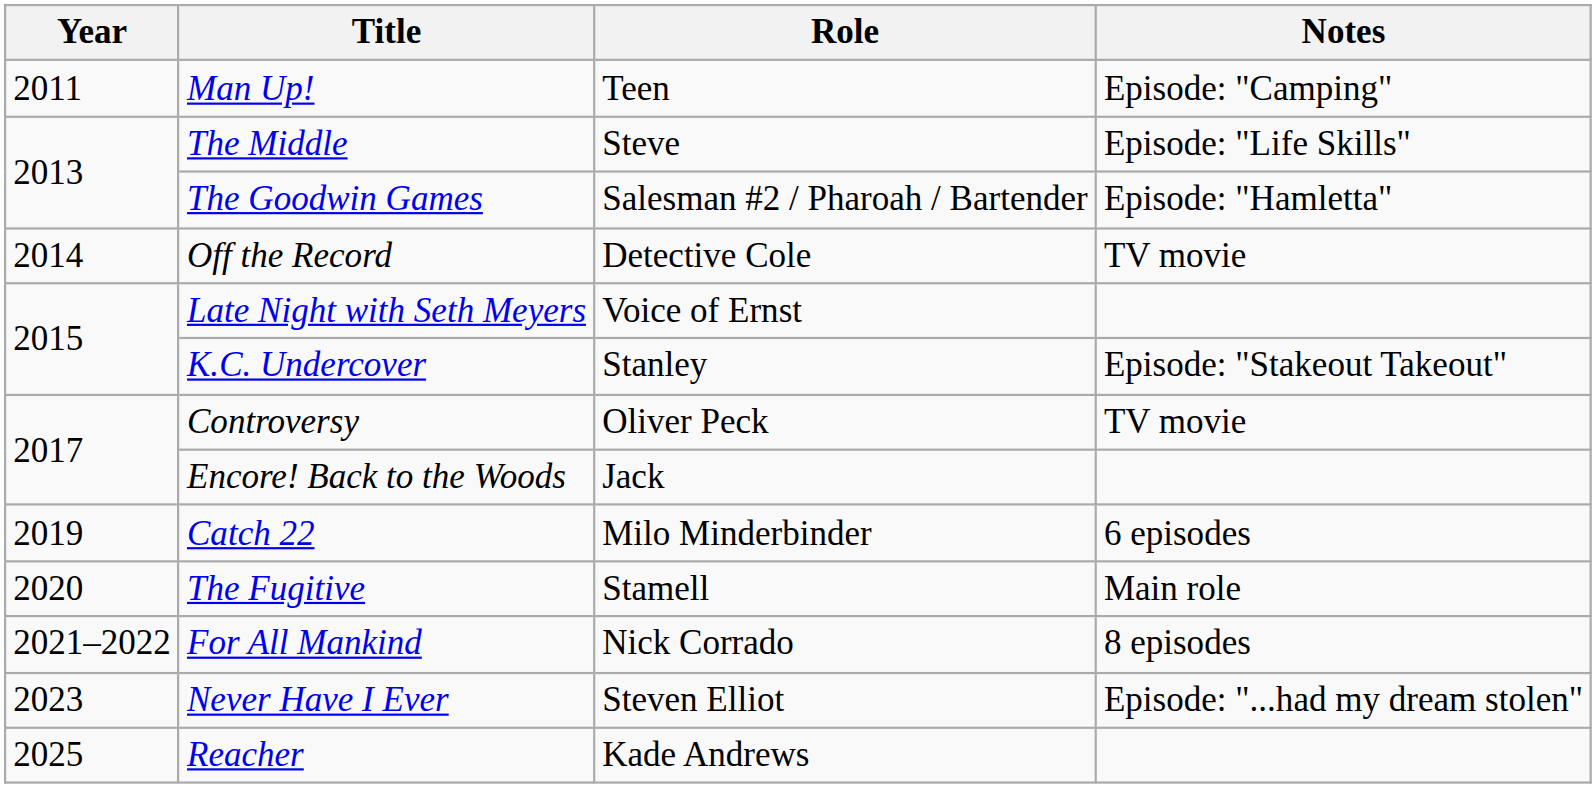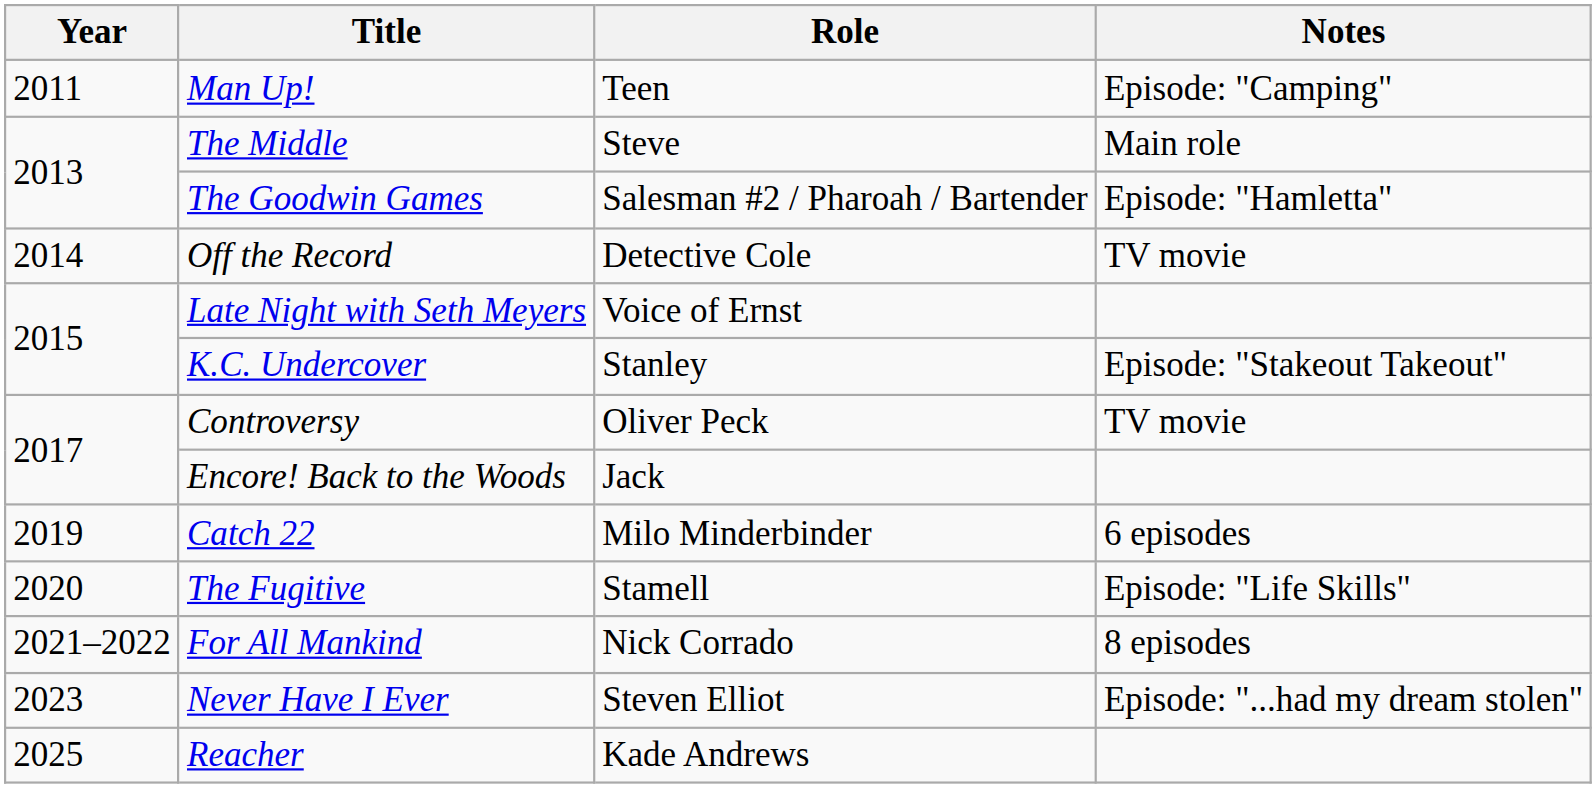(1257, 143) Episode: "Life Skills" -> (1173, 143) Main role
(1173, 587) Main role -> (1257, 587) Episode: "Life Skills"
